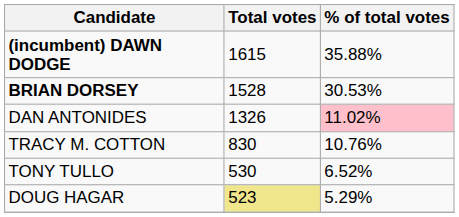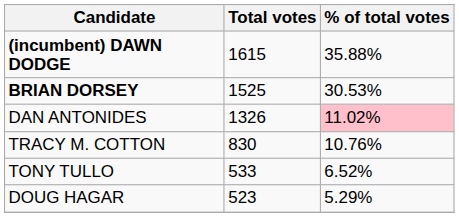(247, 90) 1528 -> (247, 90) 1525
(242, 171) 530 -> (242, 171) 533
(242, 198) khaki background -> (242, 198) no background
